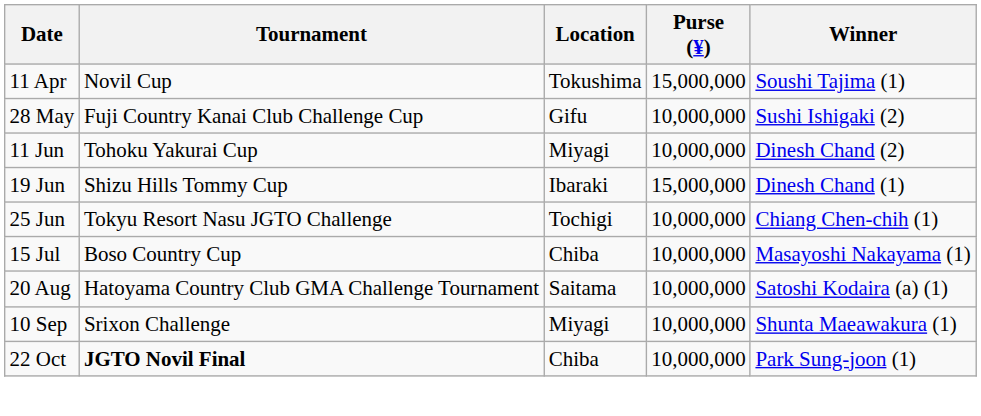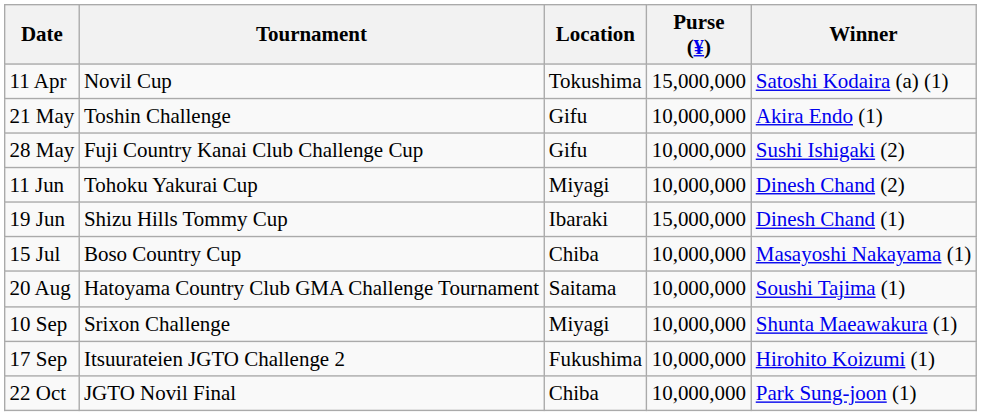(830, 81) Soushi Tajima (1) -> (852, 81) Satoshi Kodaira (a) (1)
+ row: (42, 115)
- row: (37, 219)
(852, 288) Satoshi Kodaira (a) (1) -> (831, 288) Soushi Tajima (1)
+ row: (38, 358)
(165, 358) bold -> (160, 392) normal
